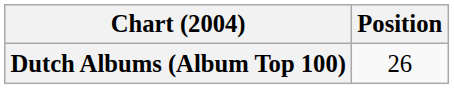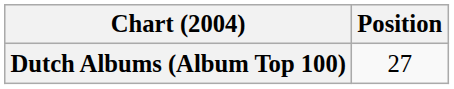(400, 63) 26 -> (400, 63) 27
